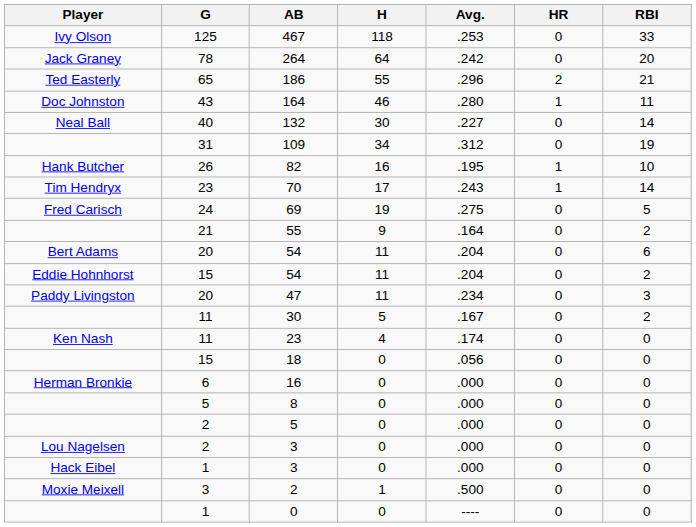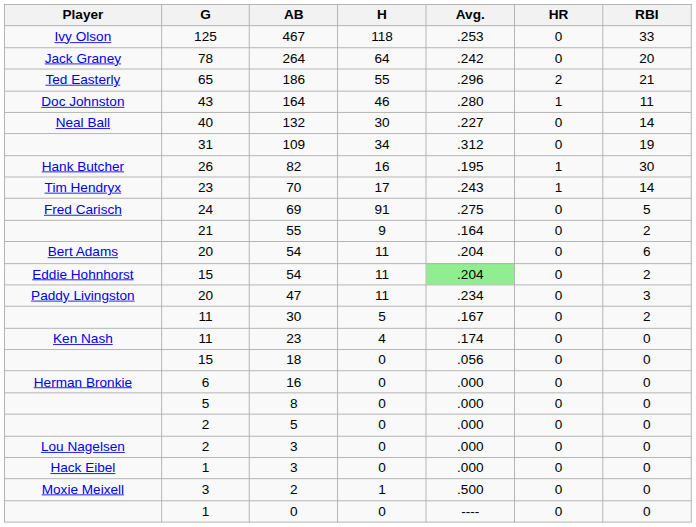(647, 166) 10 -> (647, 166) 30
(382, 209) 19 -> (382, 209) 91
(470, 274) no background -> (470, 274) lightgreen background
